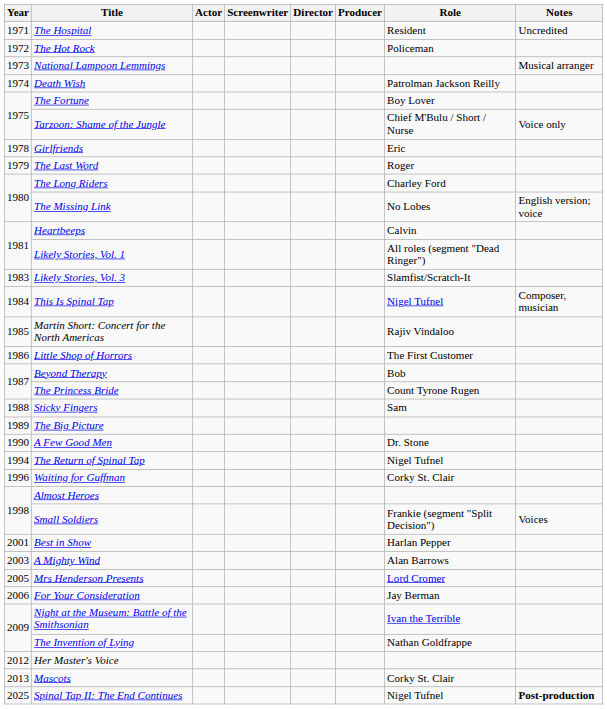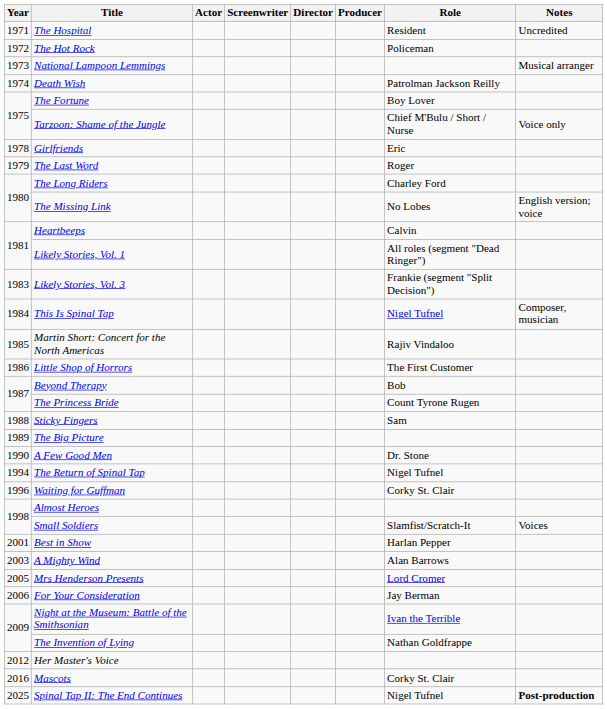(429, 278) Slamfist/Scratch-It -> (440, 284) Frankie (segment "Split Decision")
(440, 519) Frankie (segment "Split Decision") -> (429, 525) Slamfist/Scratch-It
(18, 677) 2013 -> (18, 677) 2016
